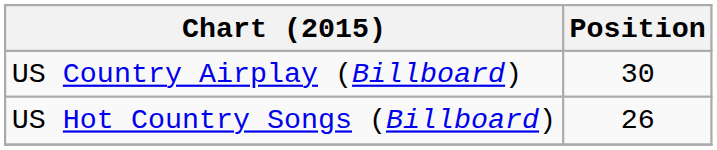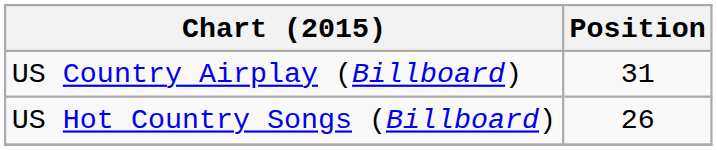(638, 74) 30 -> (638, 74) 31
